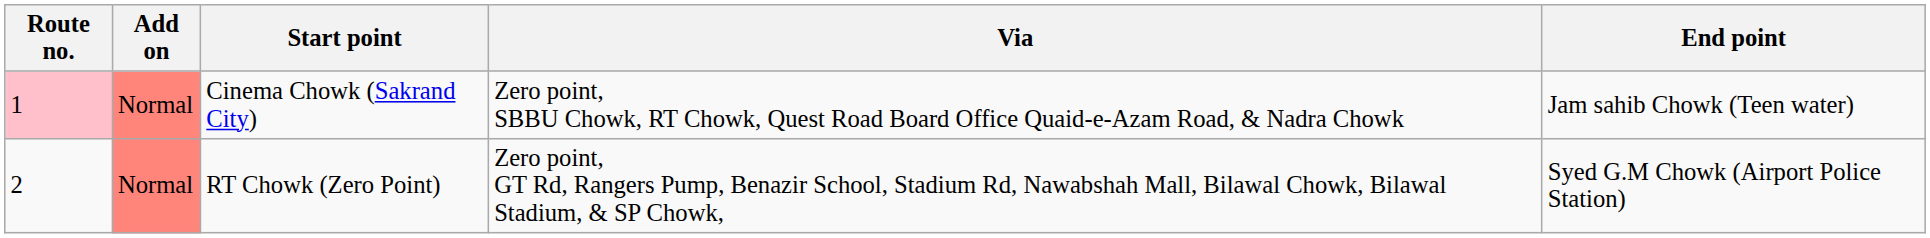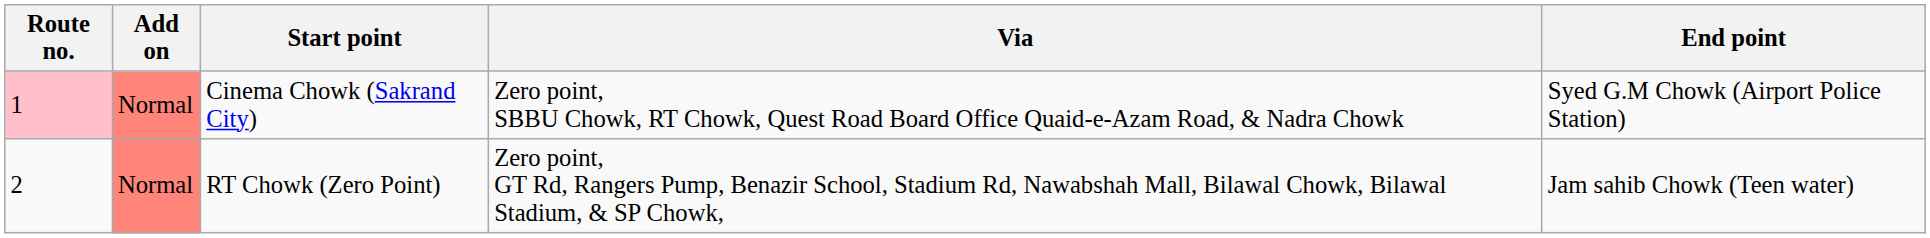(1701, 104) Jam sahib Chowk (Teen water) -> (1714, 104) Syed G.M Chowk (Airport Police Station)
(1714, 185) Syed G.M Chowk (Airport Police Station) -> (1701, 185) Jam sahib Chowk (Teen water)
